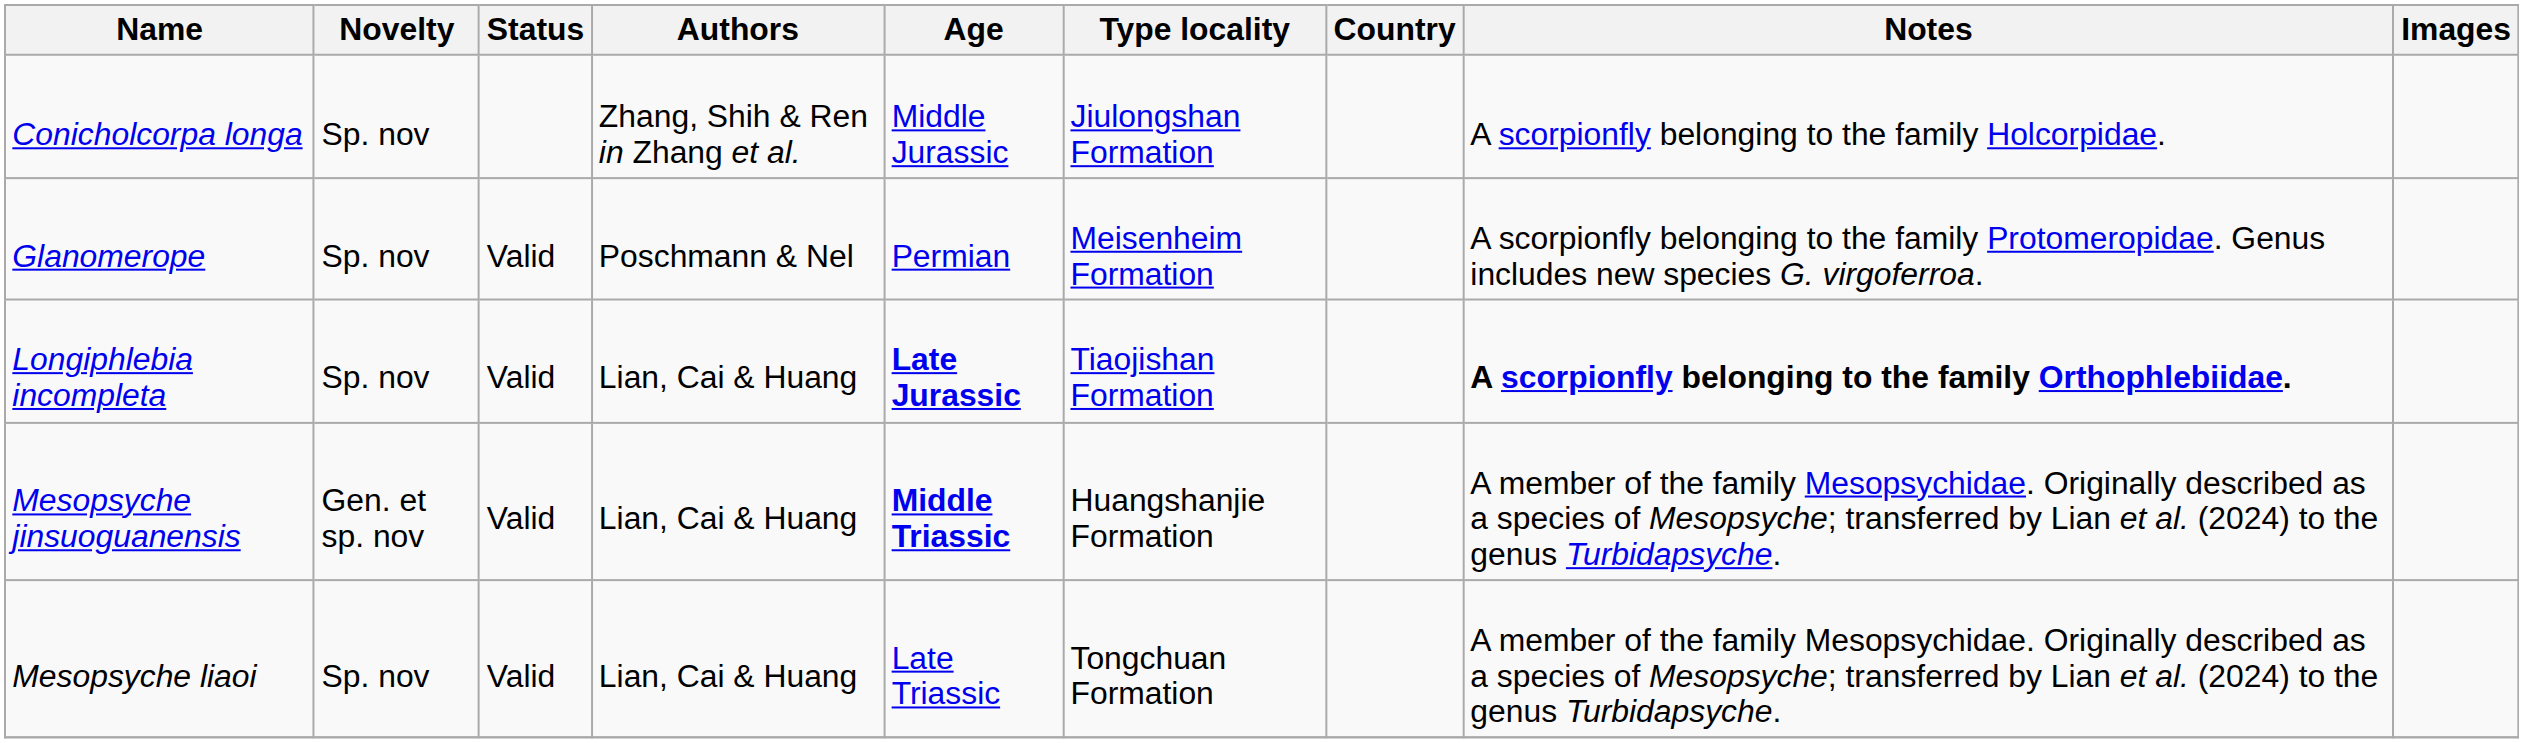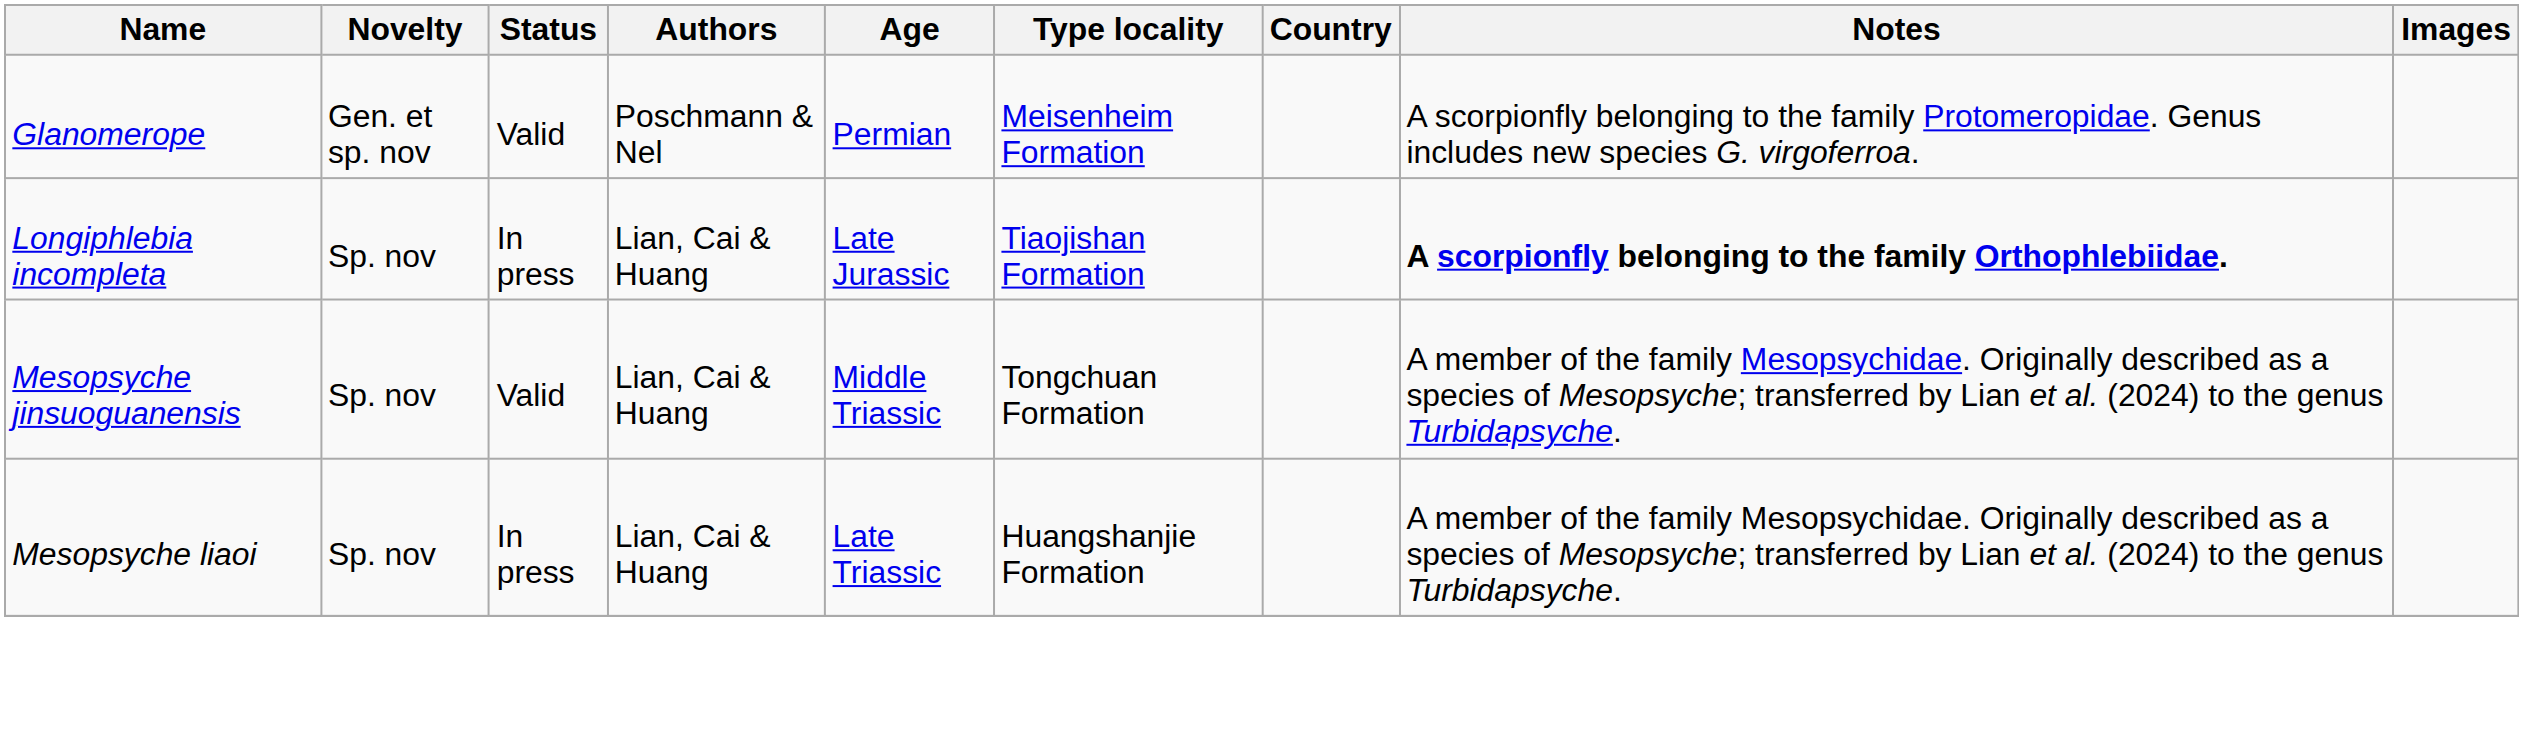- row: (157, 133)
(376, 256) Sp. nov -> (380, 133) Gen. et sp. nov
(521, 378) Valid -> (536, 256) In press
(956, 378) bold -> (891, 256) normal
(374, 518) Gen. et sp. nov -> (382, 396) Sp. nov
(951, 518) bold -> (887, 396) normal
(1168, 518) Huangshanjie Formation -> (1079, 396) Tongchuan Formation
(521, 676) Valid -> (536, 554) In press
(1148, 676) Tongchuan Formation -> (1099, 554) Huangshanjie Formation
